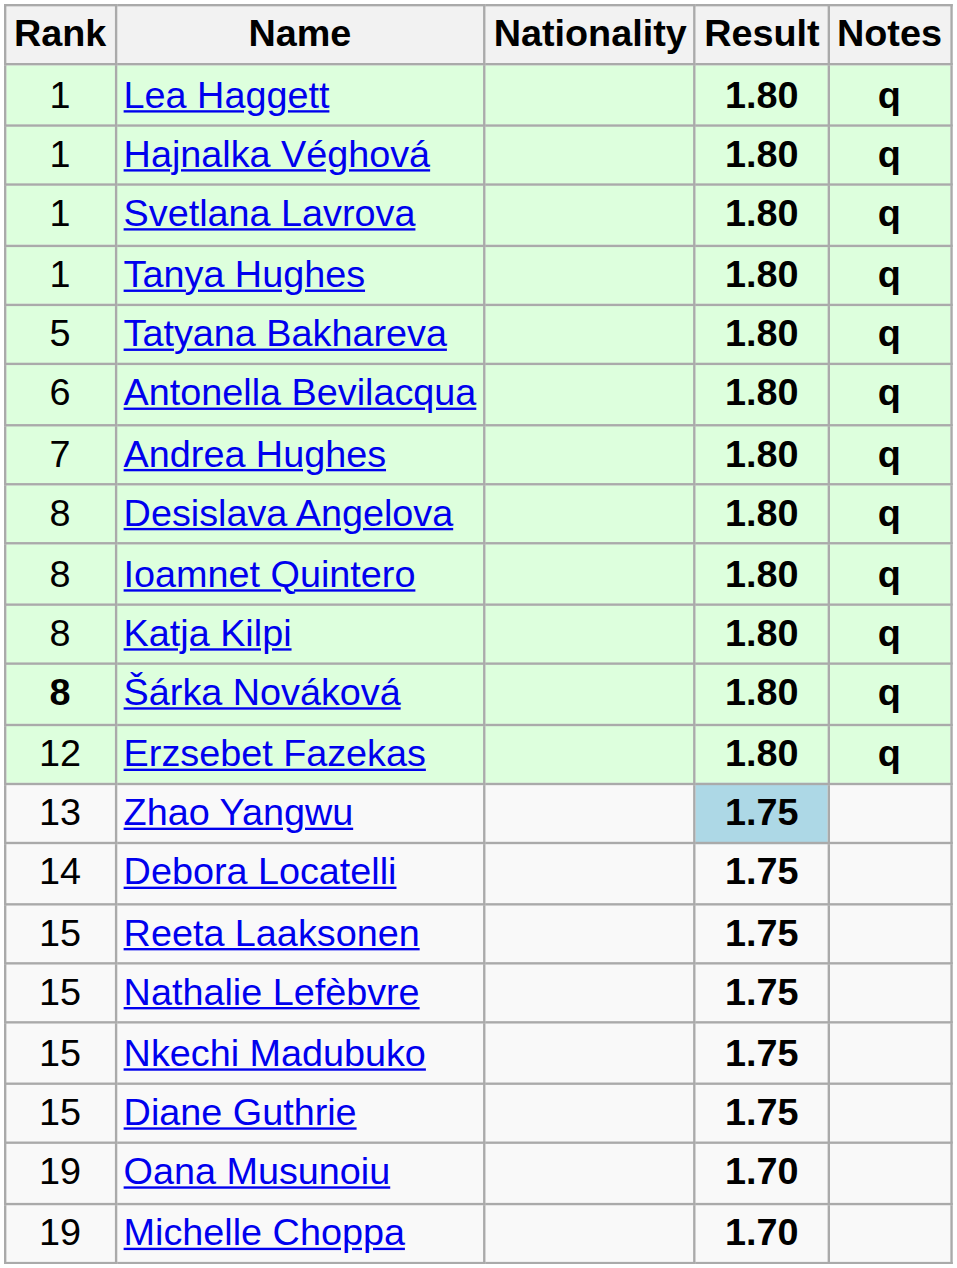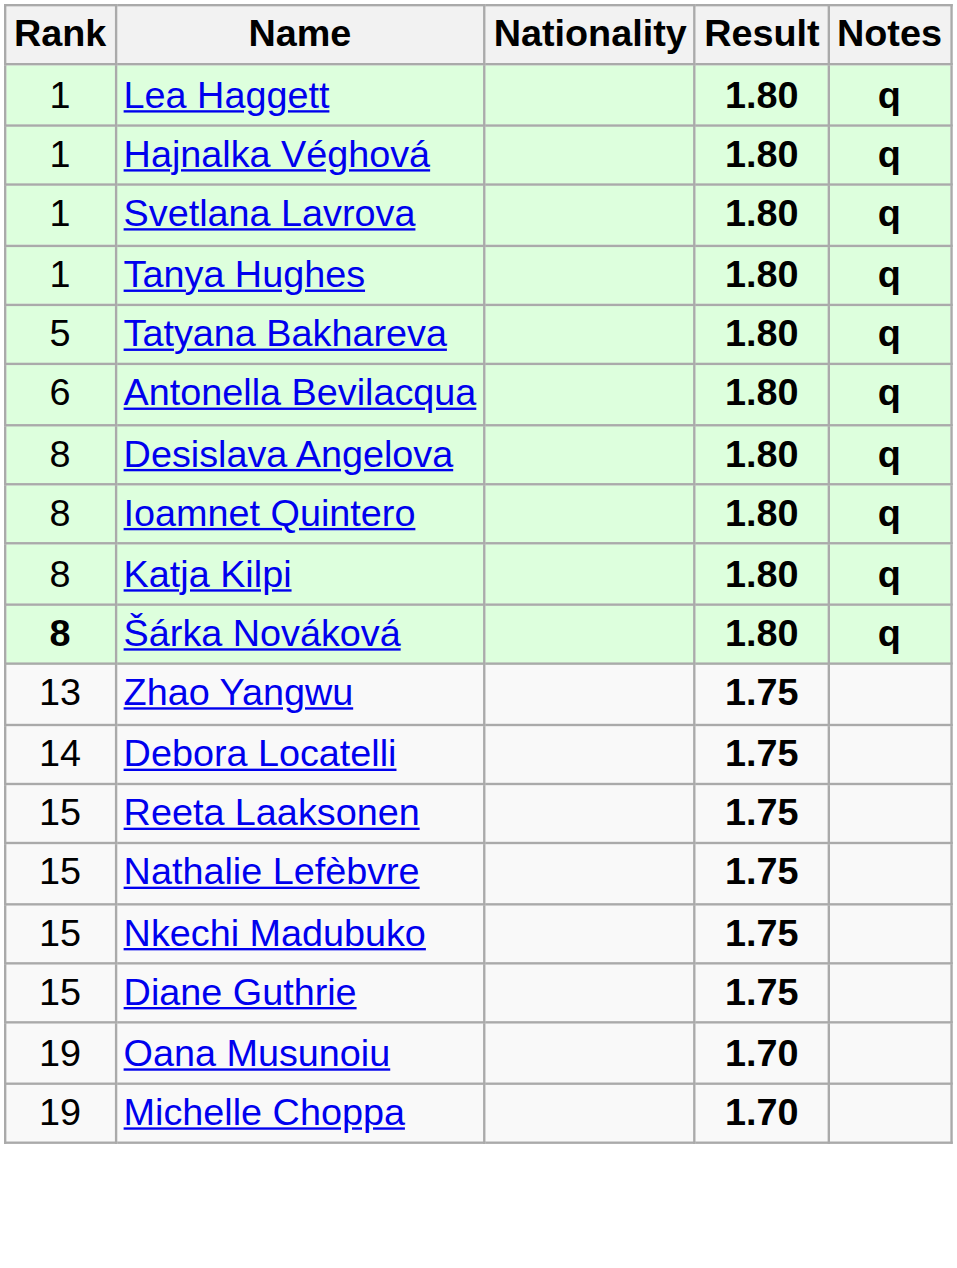- row: (255, 453)
- row: (275, 753)
(762, 812) lightblue background -> (762, 693) no background
